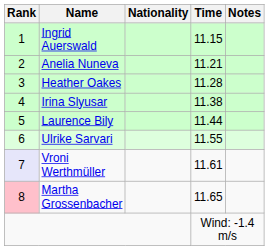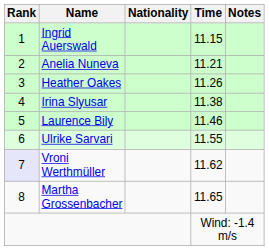(208, 83) 11.28 -> (208, 83) 11.26
(208, 121) 11.44 -> (208, 121) 11.46
(208, 165) 11.61 -> (208, 165) 11.62
(22, 197) pink background -> (22, 197) no background
